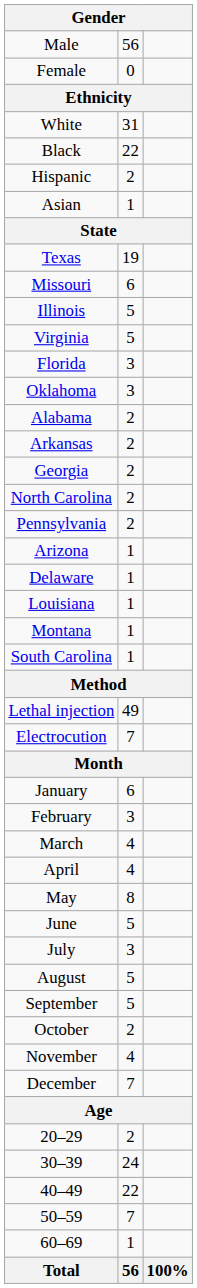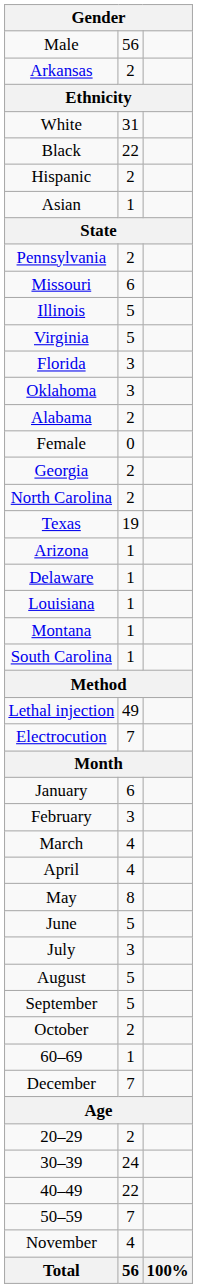rows swapped: (61, 71) <-> (61, 444)
rows swapped: (61, 257) <-> (61, 524)
rows swapped: (61, 1056) <-> (61, 1243)
